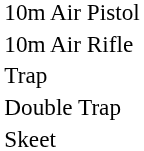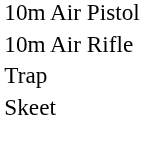- row: (63, 107)
